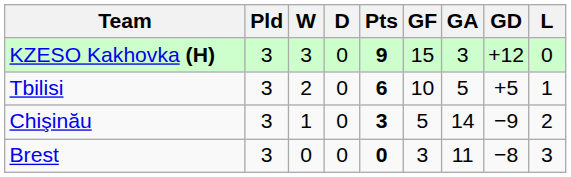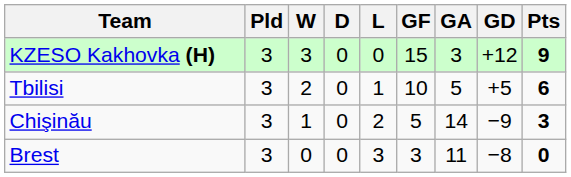columns swapped: (547, 21) <-> (382, 21)
